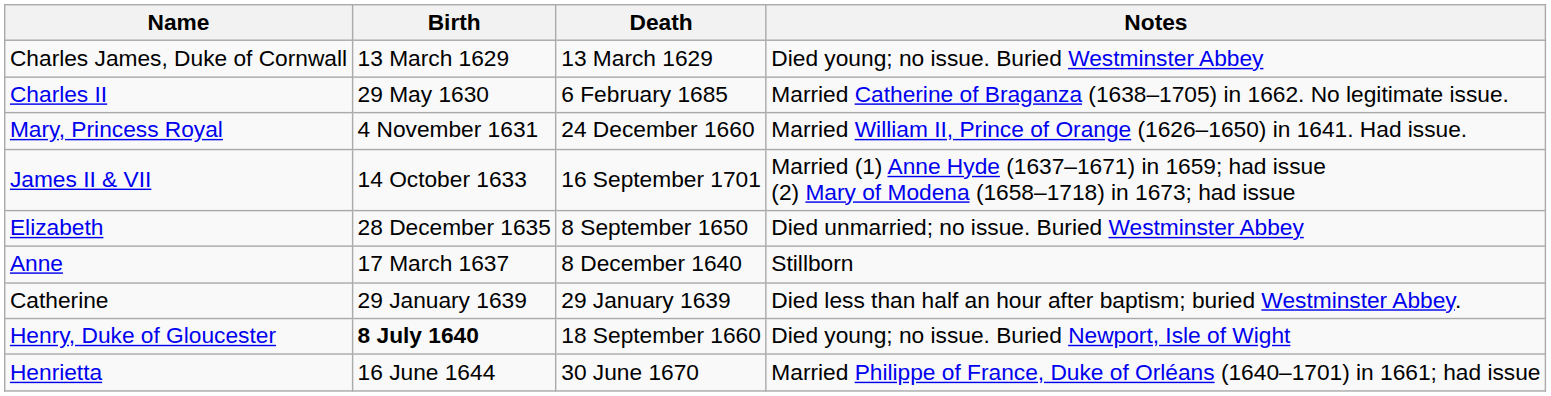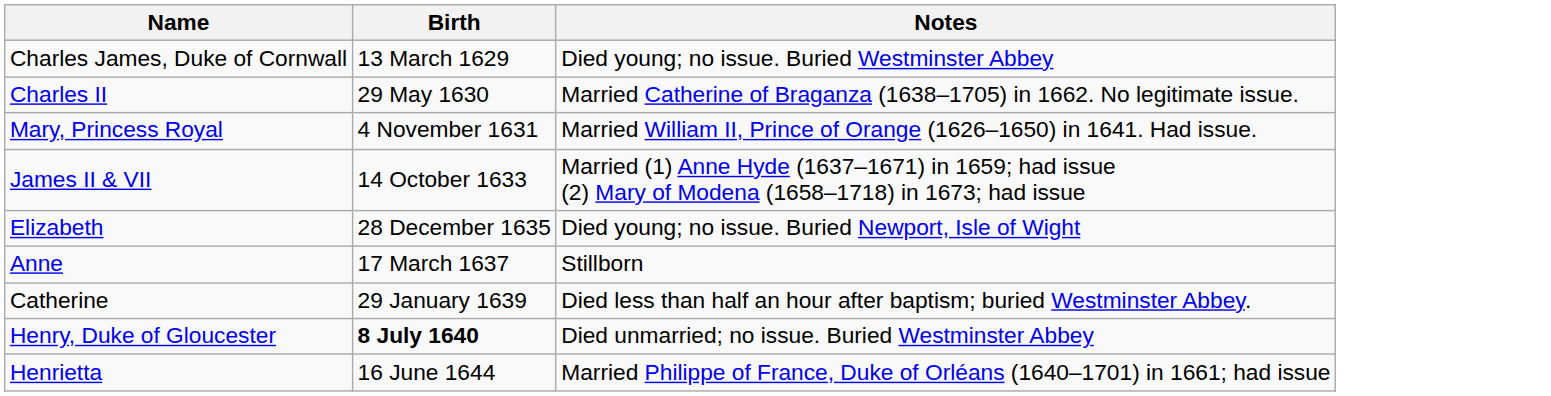- column: (661, 22)
(1038, 228) Died unmarried; no issue. Buried Westminster Abbey -> (821, 228) Died young; no issue. Buried Newport, Isle of Wight
(1031, 336) Died young; no issue. Buried Newport, Isle of Wight -> (828, 336) Died unmarried; no issue. Buried Westminster Abbey
